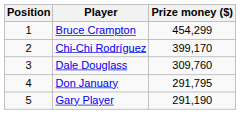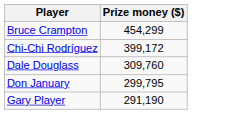- column: (29, 13)
(192, 48) 399,170 -> (144, 48) 399,172
(192, 83) 291,795 -> (144, 83) 299,795
